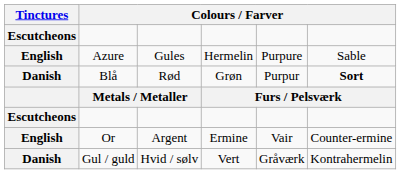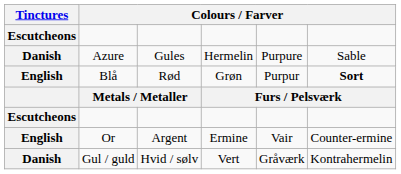(42, 55) English -> (42, 55) Danish
(42, 76) Danish -> (42, 76) English
